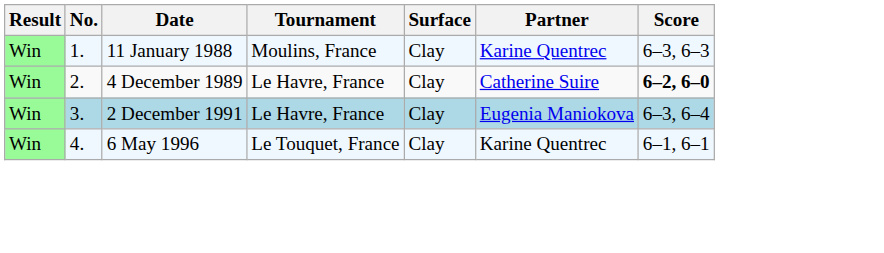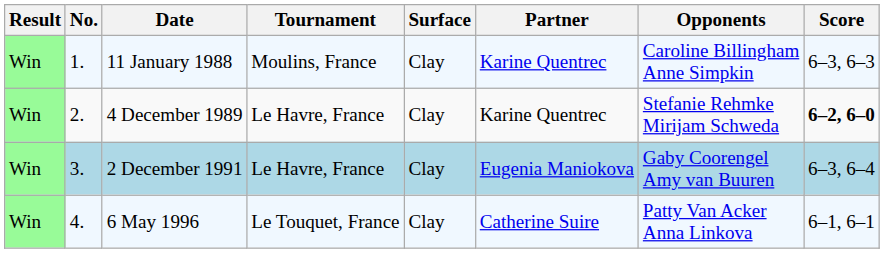+ column: (721, 19)
(539, 81) Catherine Suire -> (543, 114) Karine Quentrec
(543, 143) Karine Quentrec -> (539, 220) Catherine Suire
